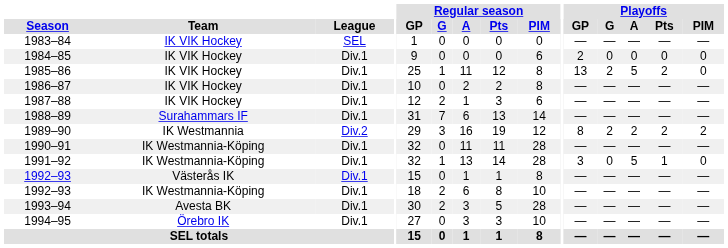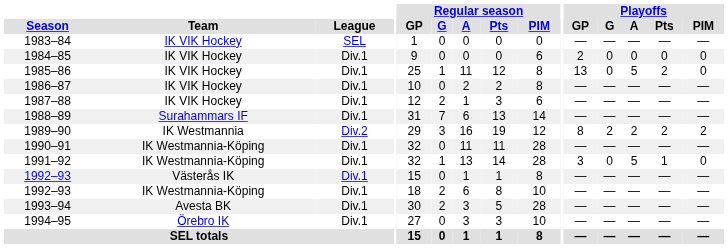(610, 71) 2 -> (610, 71) 0
